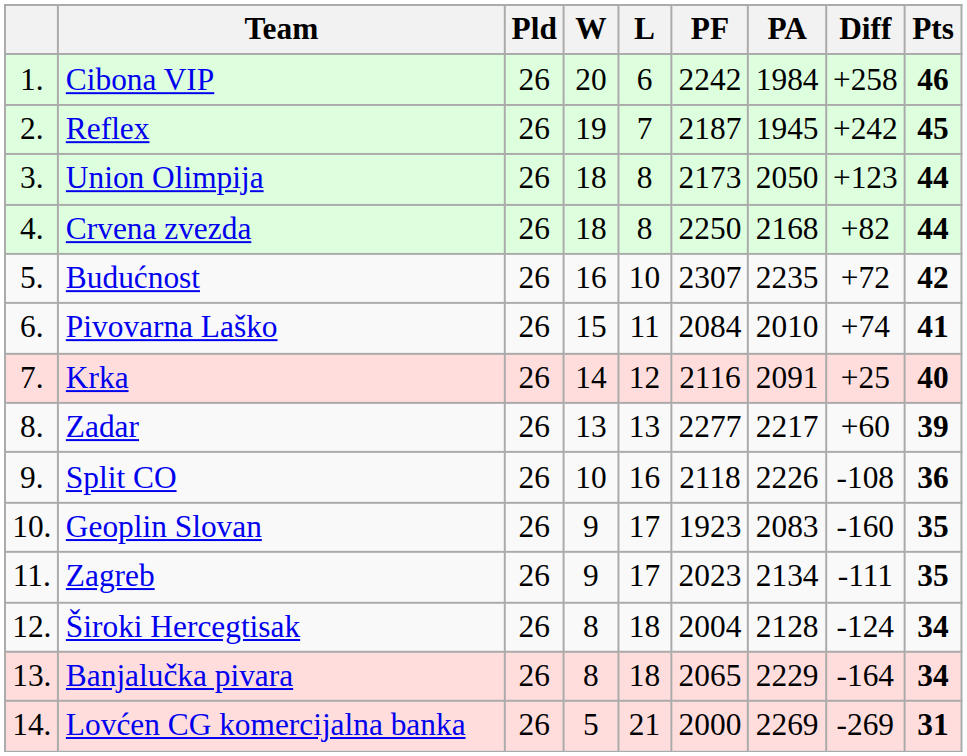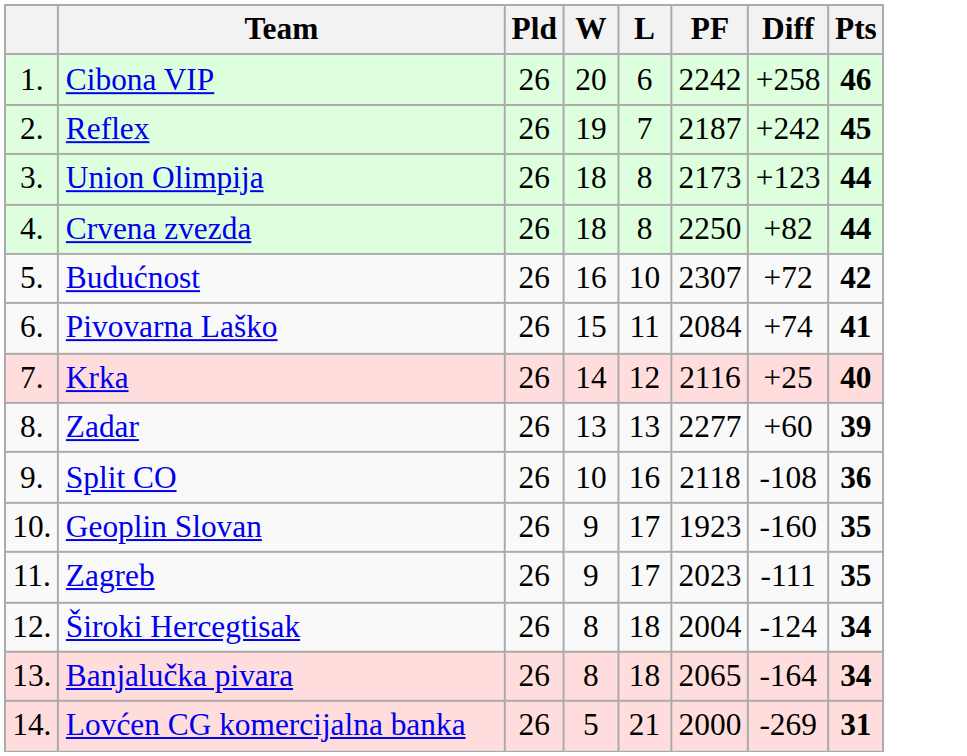- column: (787, 29)
